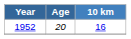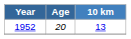(101, 27) 16 -> (101, 27) 13
